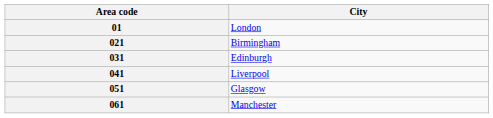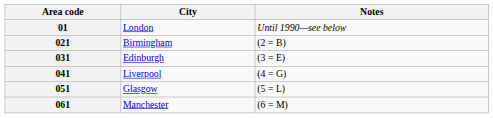+ column: (372, 12)
